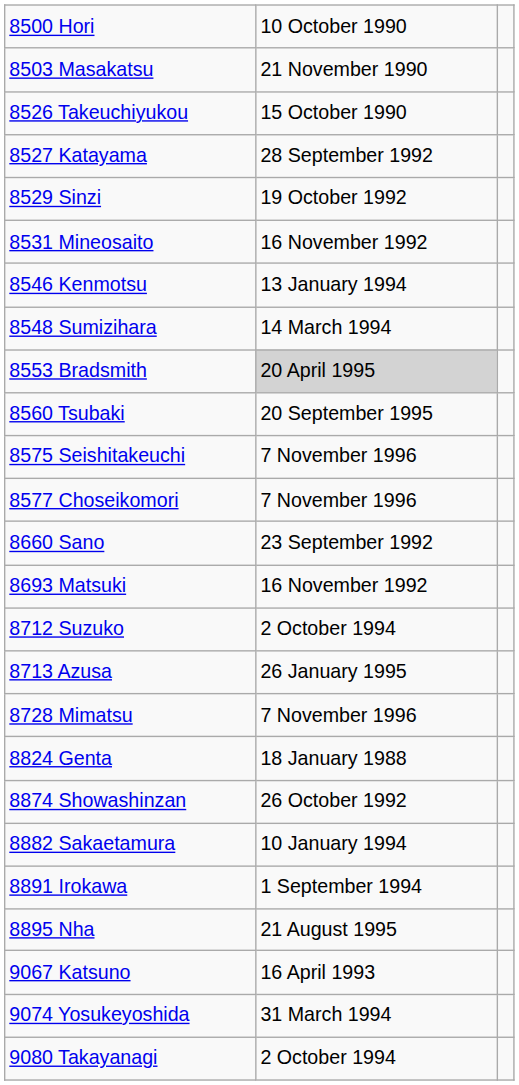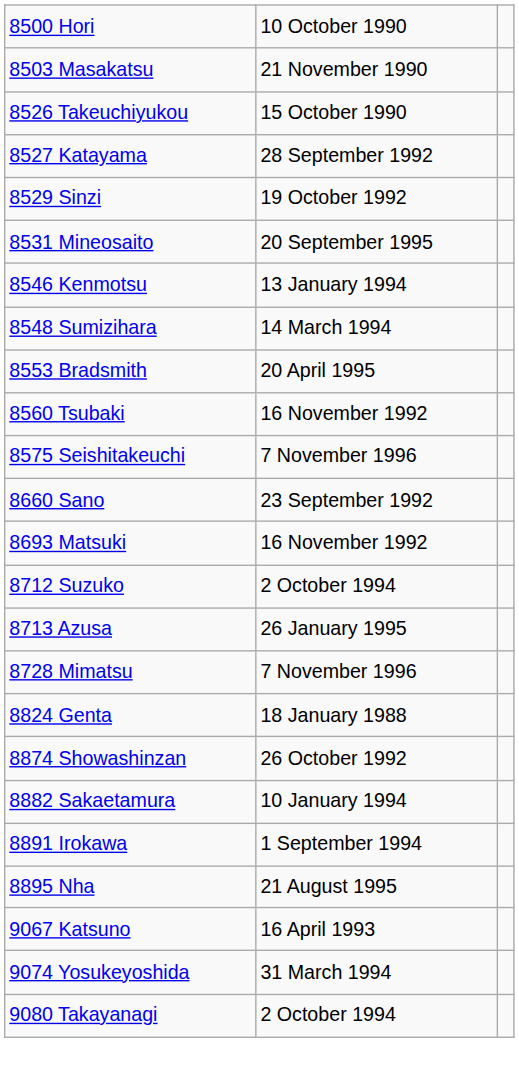(344, 241) 16 November 1992 -> (347, 241) 20 September 1995
(318, 370) lightgrey background -> (318, 370) no background
(347, 413) 20 September 1995 -> (344, 413) 16 November 1992
- row: (94, 499)
